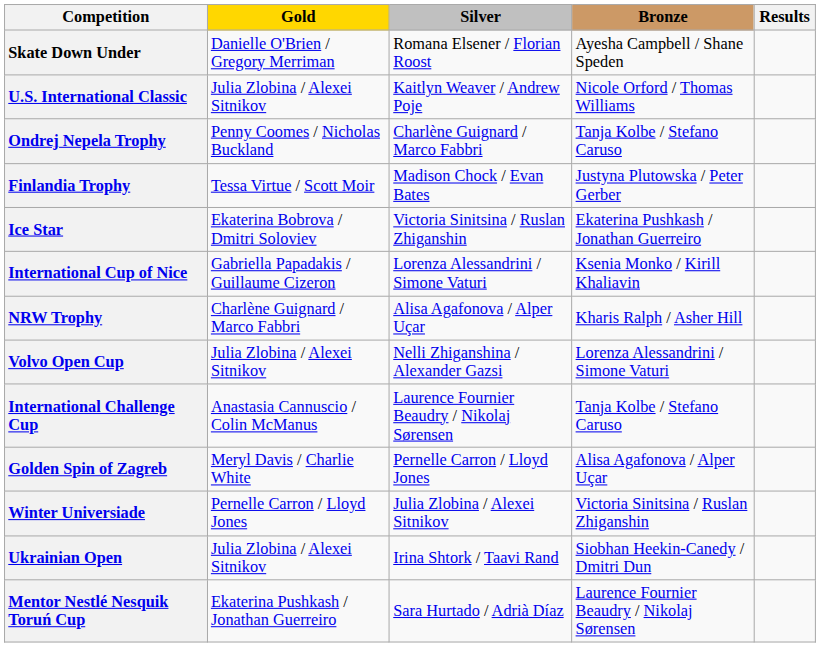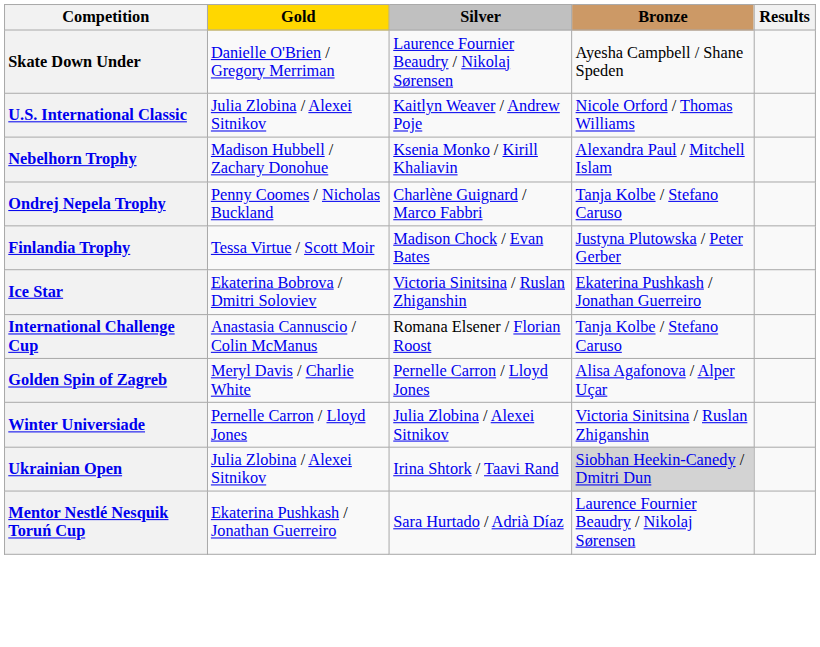(477, 52) Romana Elsener / Florian Roost -> (454, 61) Laurence Fournier Beaudry / Nikolaj Sørensen
+ row: (72, 159)
- row: (98, 273)
- row: (55, 317)
- row: (66, 362)
(454, 415) Laurence Fournier Beaudry / Nikolaj Sørensen -> (477, 336) Romana Elsener / Florian Roost
(660, 557) no background -> (660, 469) lightgrey background
